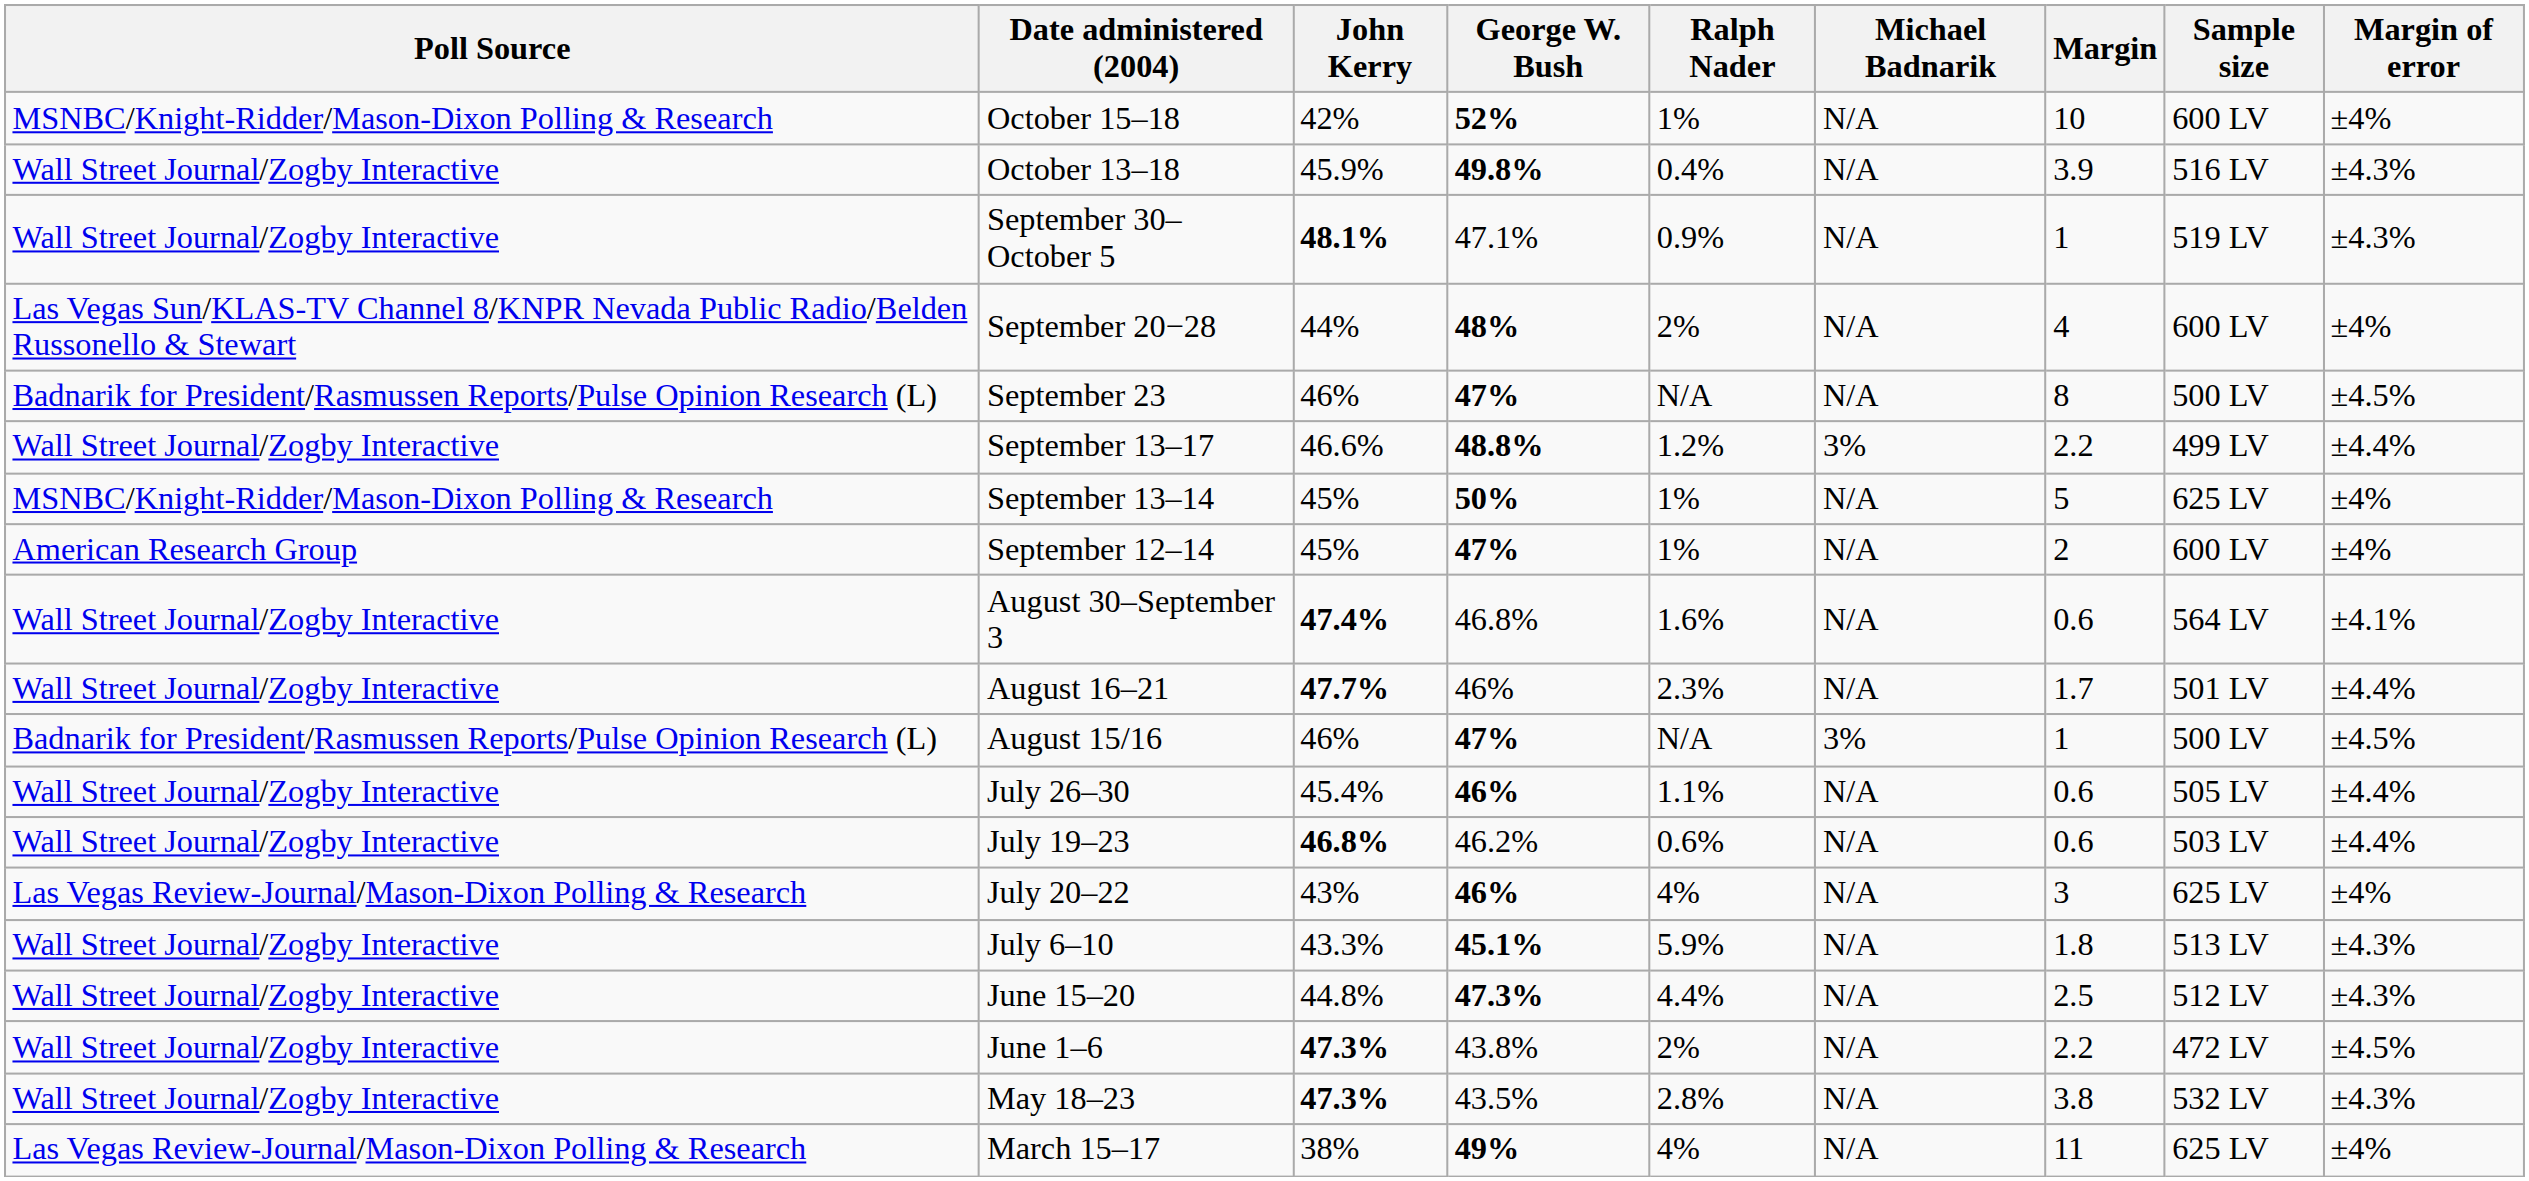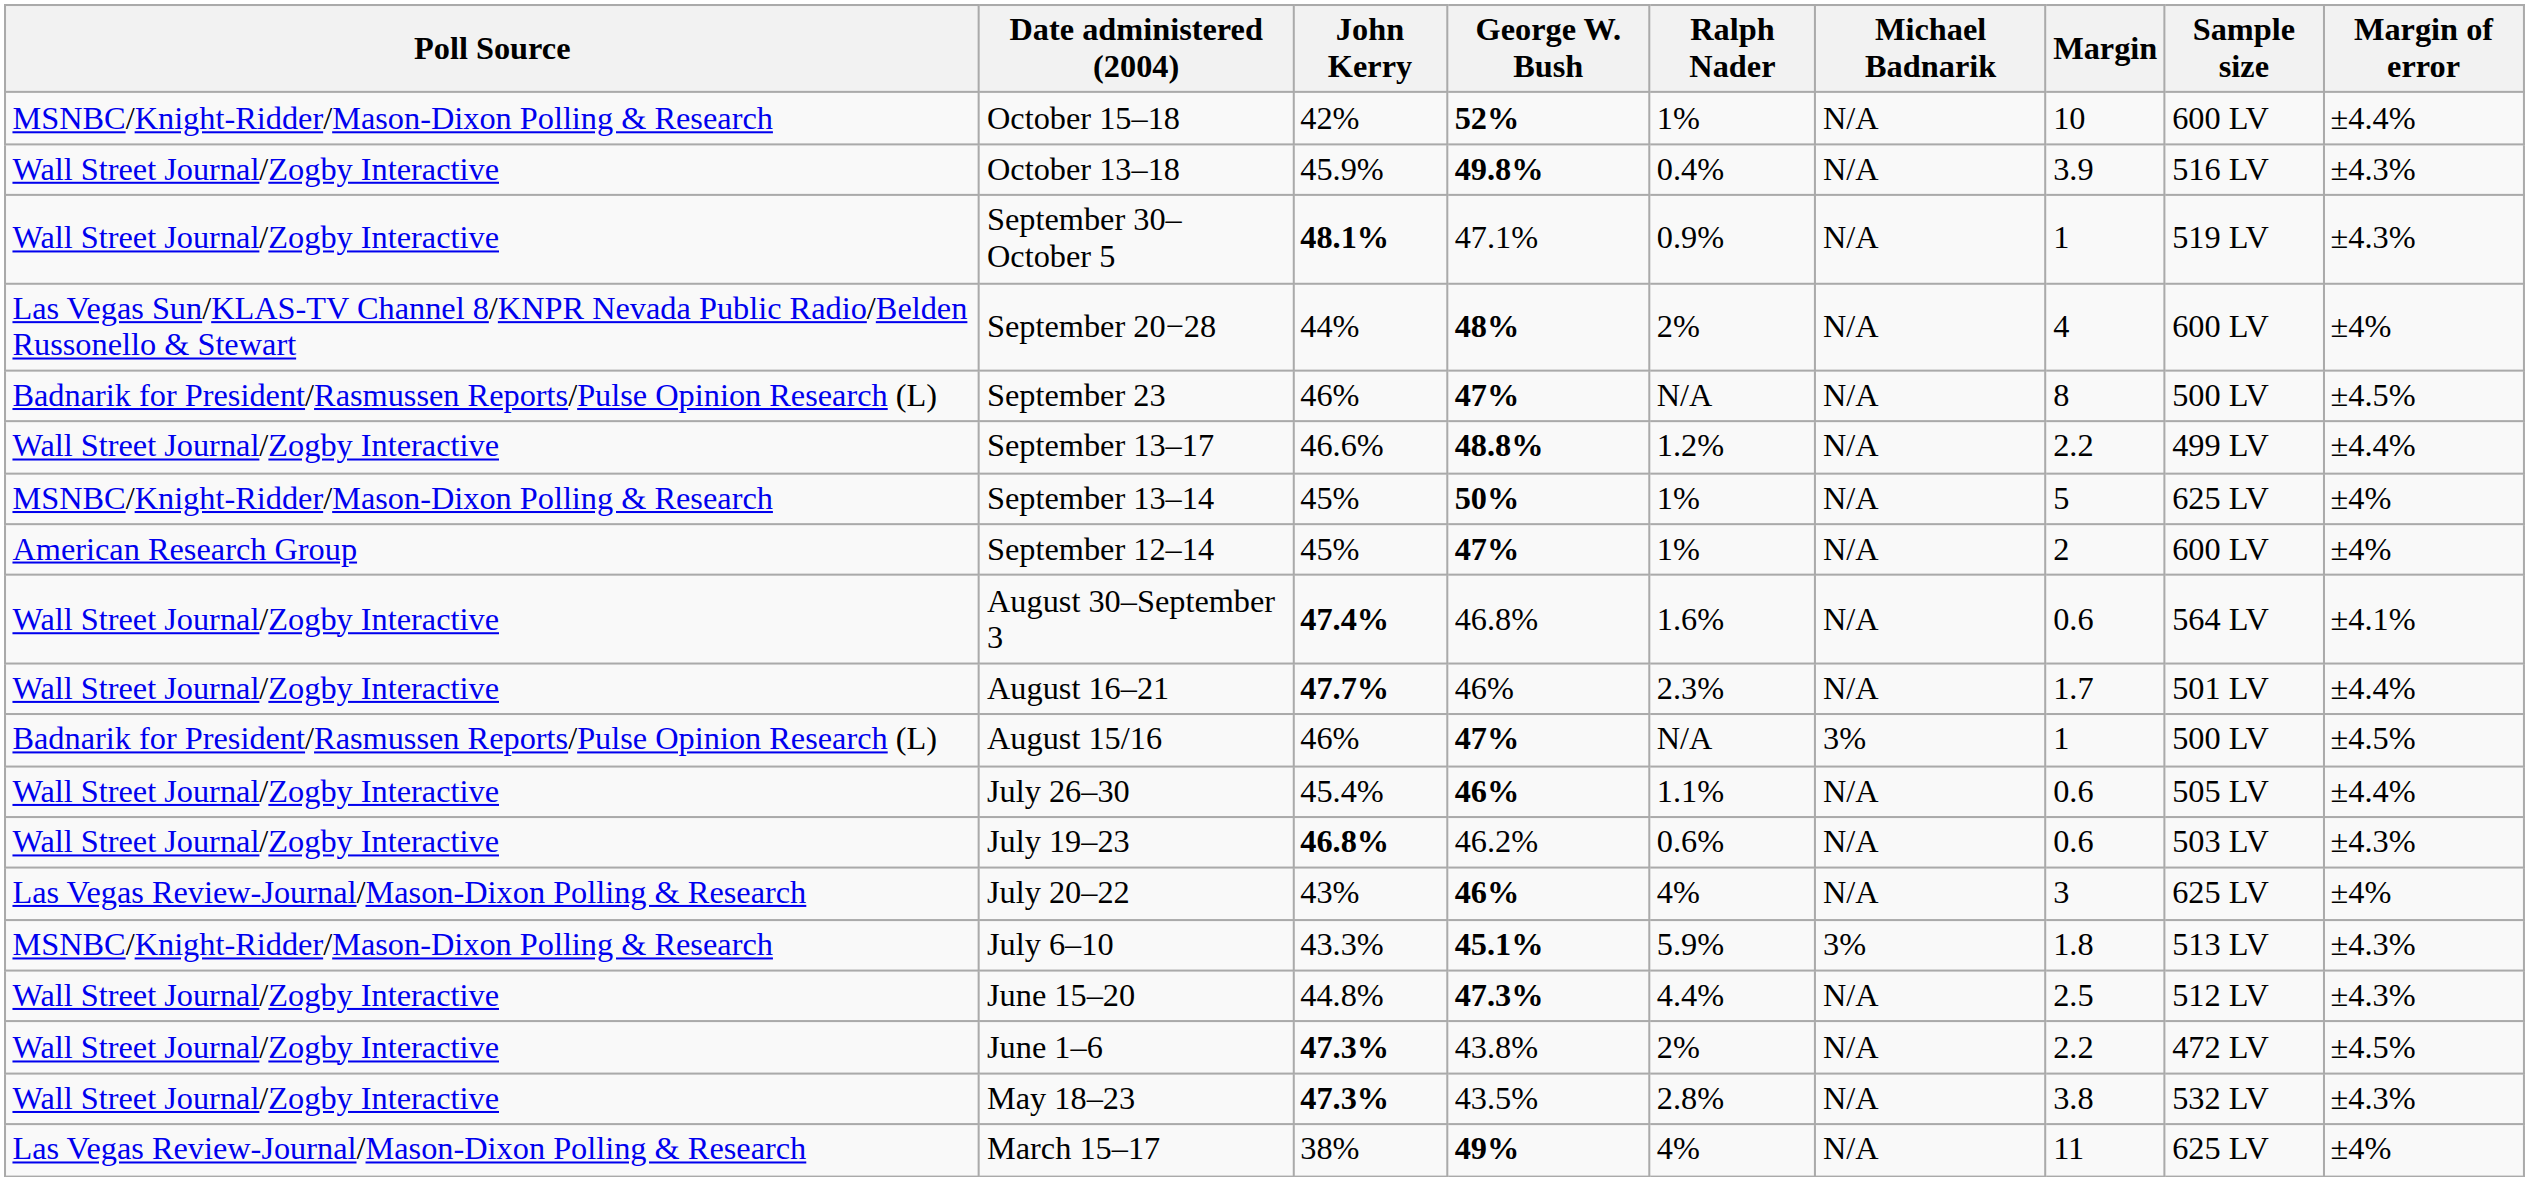(2361, 117) ±4% -> (2373, 117) ±4.4%
(1845, 446) 3% -> (1851, 446) N/A
(2373, 841) ±4.4% -> (2373, 841) ±4.3%
(256, 944) Wall Street Journal/Zogby Interactive -> (393, 944) MSNBC/Knight-Ridder/Mason-Dixon Polling & Research
(1851, 944) N/A -> (1845, 944) 3%
